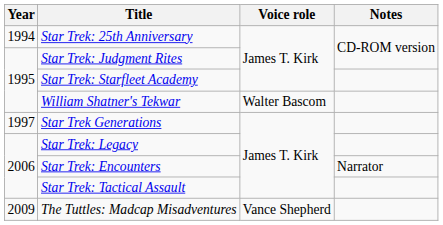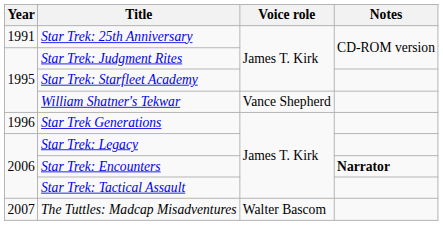(21, 36) 1994 -> (21, 36) 1991
(284, 101) Walter Bascom -> (287, 101) Vance Shepherd
(21, 123) 1997 -> (21, 123) 1996
(360, 166) normal -> (364, 166) bold
(21, 209) 2009 -> (21, 209) 2007
(287, 209) Vance Shepherd -> (284, 209) Walter Bascom
